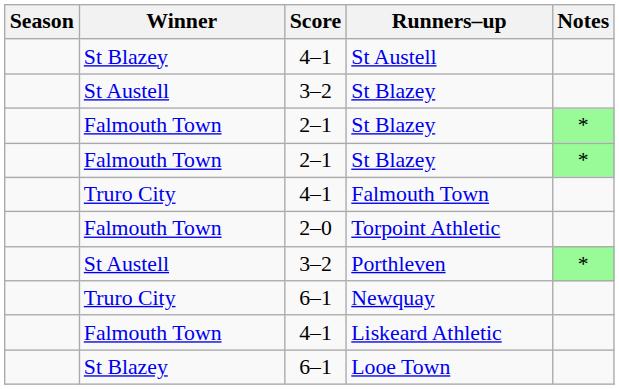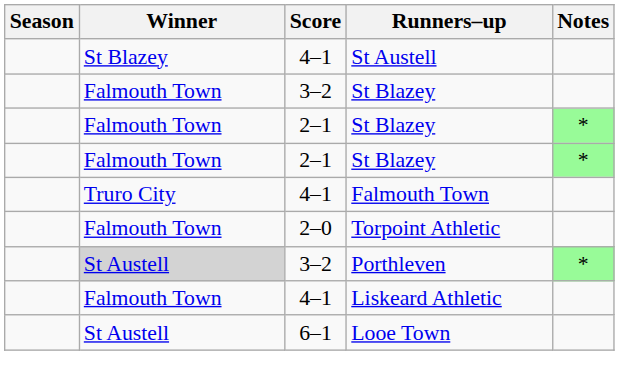(126, 90) St Austell -> (153, 90) Falmouth Town
(126, 263) no background -> (126, 263) lightgrey background
- row: (315, 297)
(126, 366) St Blazey -> (126, 332) St Austell
